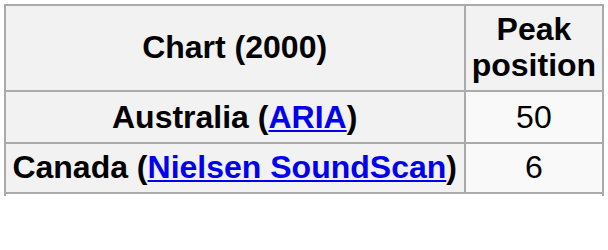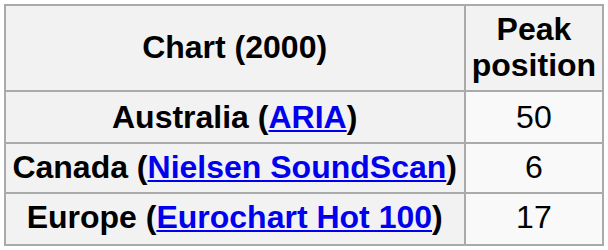+ row: (235, 218)
